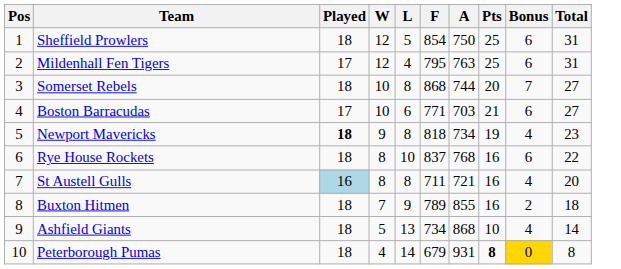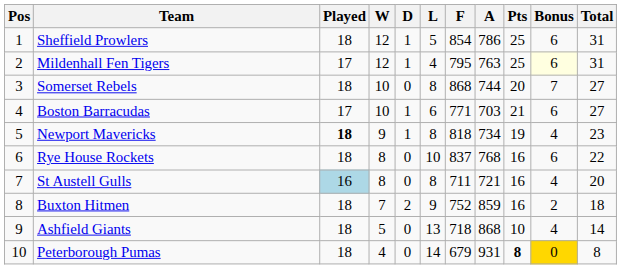+ column: (408, 16)
(464, 39) 750 -> (489, 39) 786
(529, 63) no background -> (554, 63) lightyellow background
(435, 205) 789 -> (460, 205) 752
(464, 205) 855 -> (489, 205) 859
(435, 228) 734 -> (460, 228) 718
